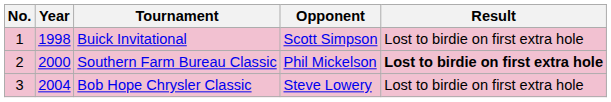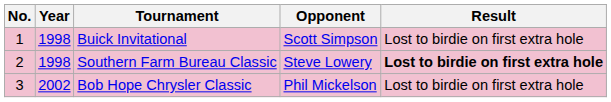(54, 62) 2000 -> (54, 62) 1998
(330, 62) Phil Mickelson -> (328, 62) Steve Lowery
(54, 86) 2004 -> (54, 86) 2002
(328, 86) Steve Lowery -> (330, 86) Phil Mickelson
